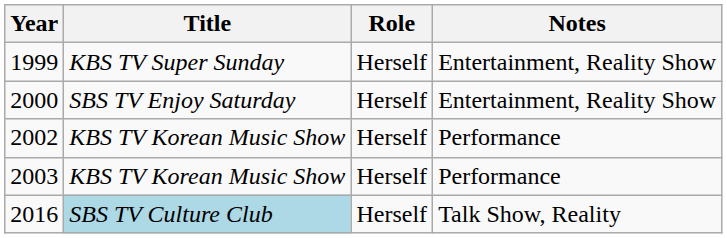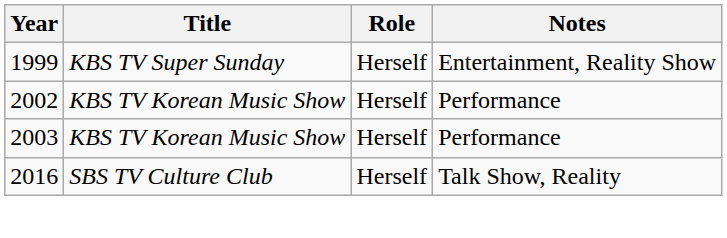- row: (34, 99)
(171, 213) lightblue background -> (171, 175) no background
